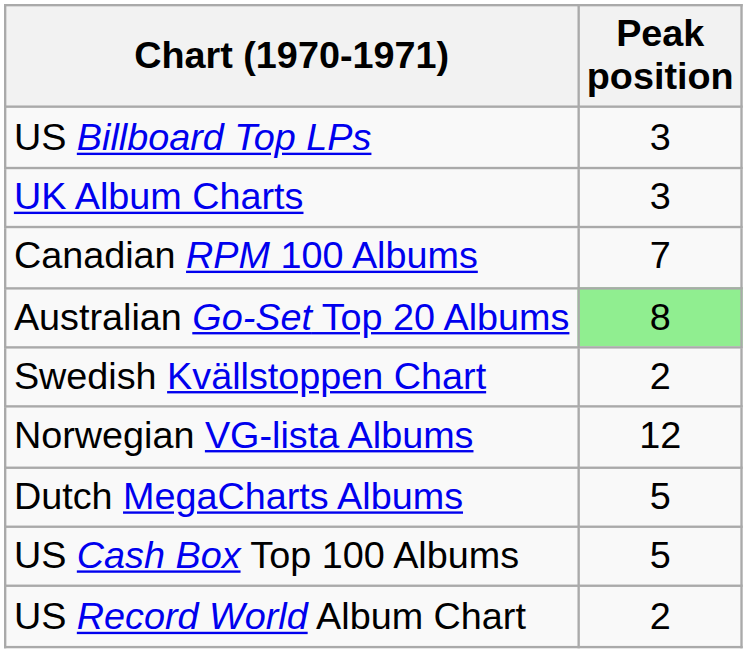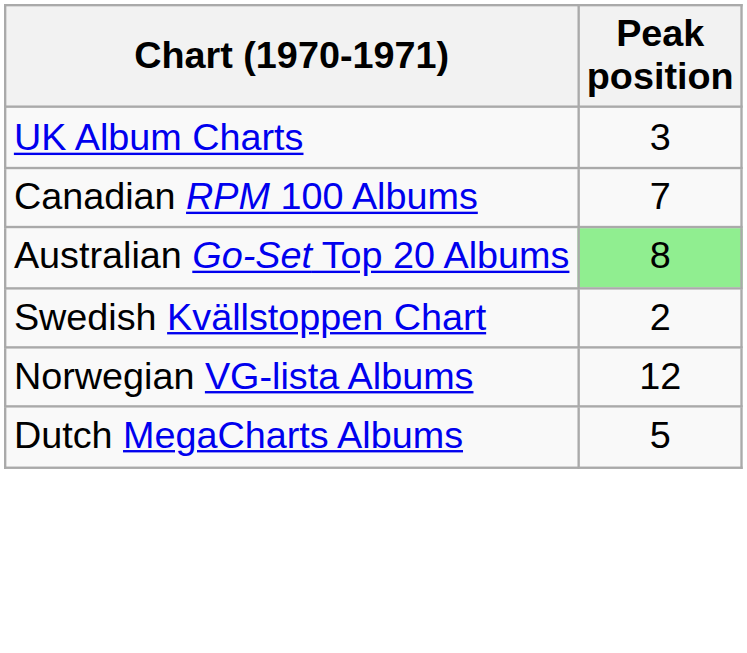- row: (193, 136)
- row: (266, 556)
- row: (270, 615)
